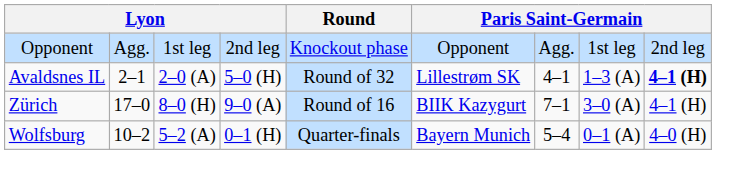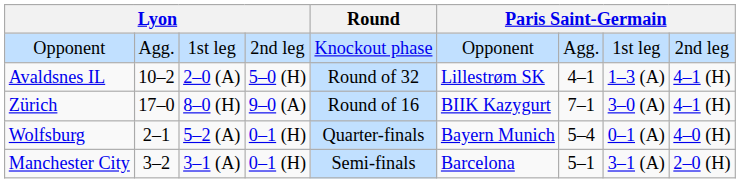(132, 76) 2–1 -> (156, 76) 10–2
(678, 76) bold -> (702, 76) normal
(132, 134) 10–2 -> (156, 134) 2–1
+ row: (69, 163)
